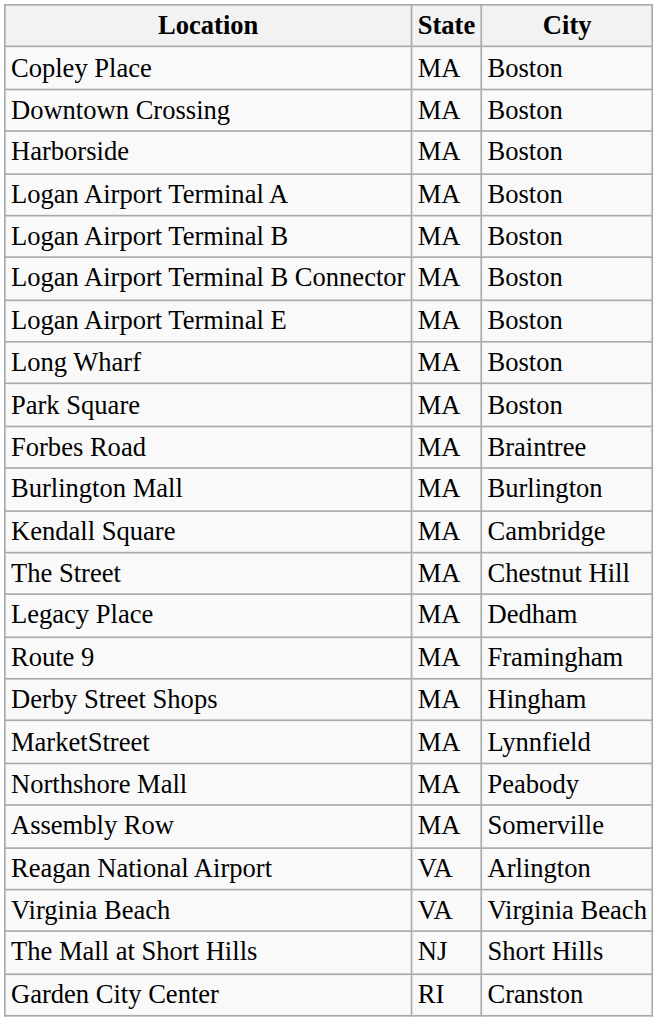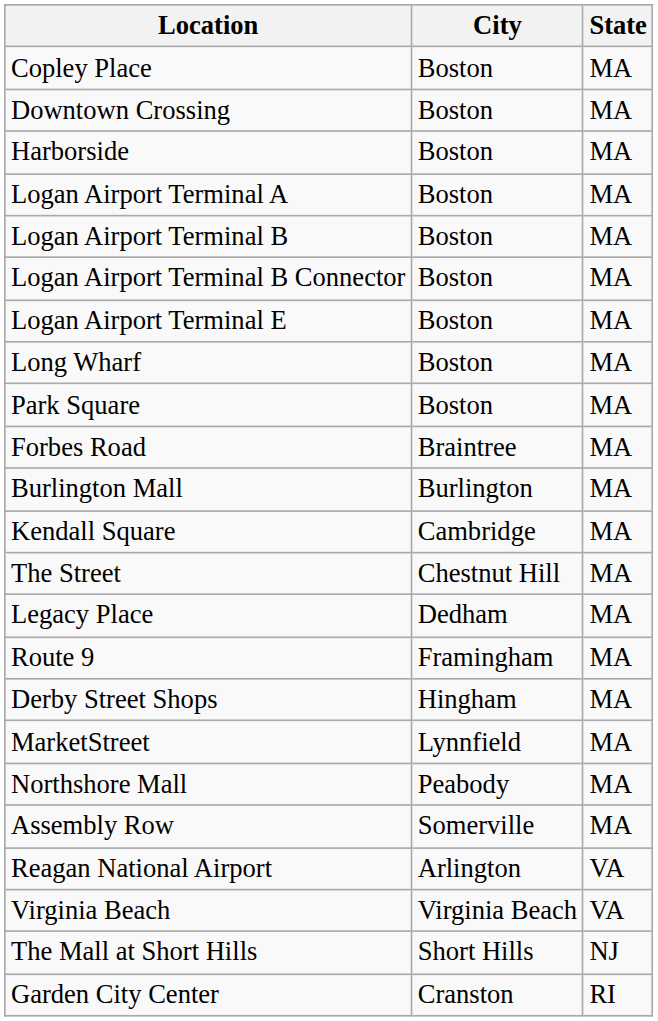columns swapped: (567, 25) <-> (446, 25)
